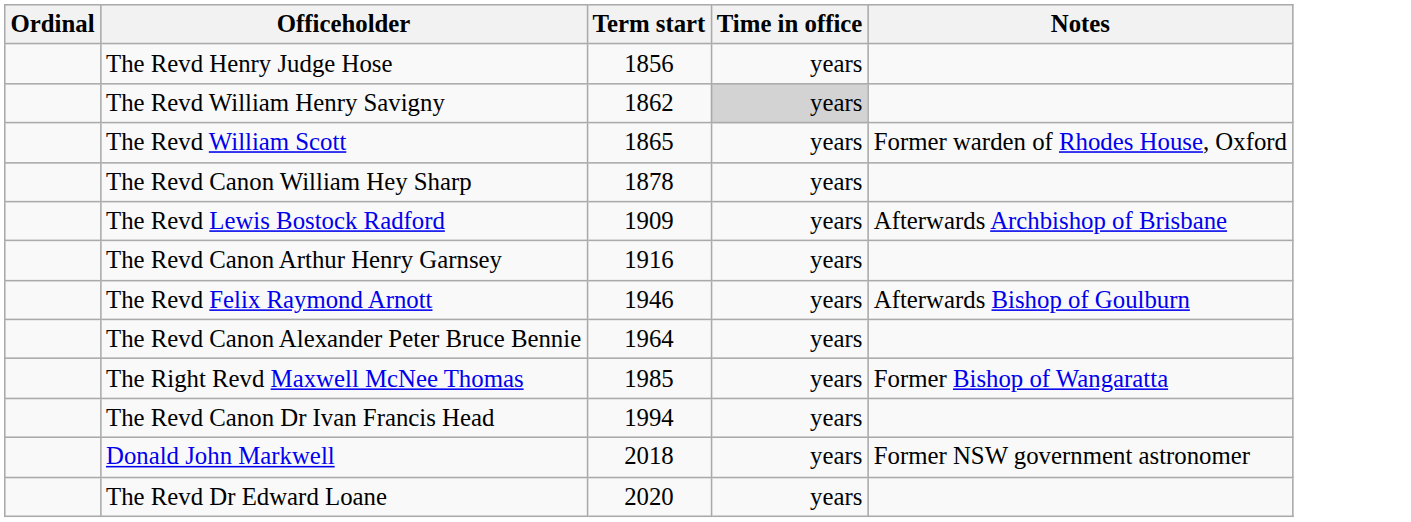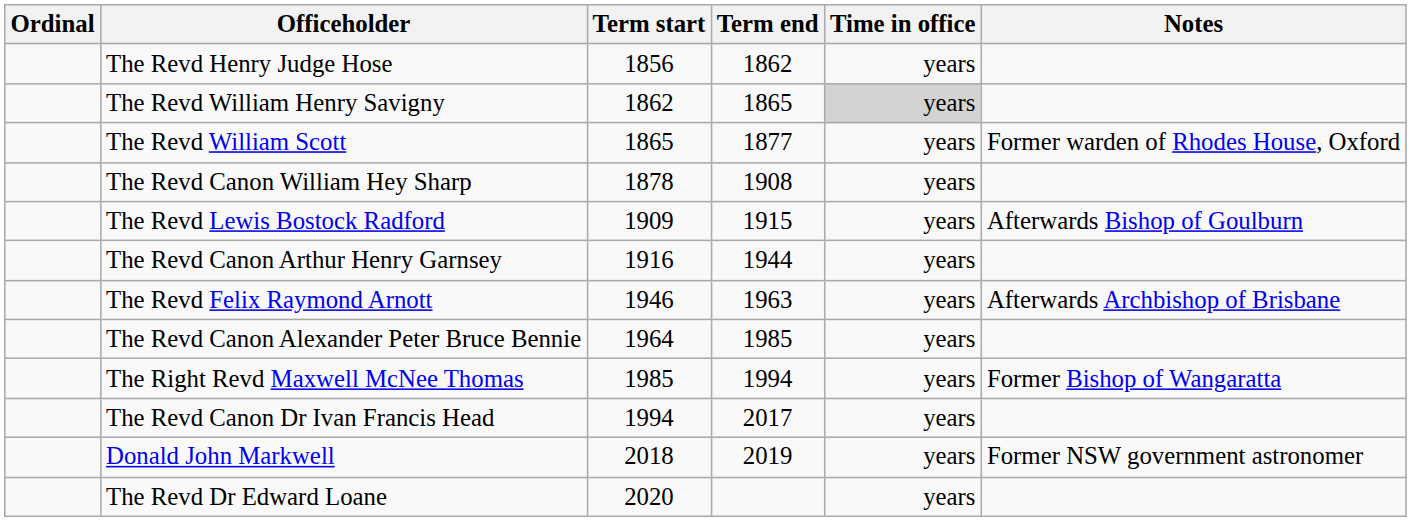+ column: (768, 24)
(1050, 220) Afterwards Archbishop of Brisbane -> (1145, 220) Afterwards Bishop of Goulburn
(1032, 299) Afterwards Bishop of Goulburn -> (1164, 299) Afterwards Archbishop of Brisbane
